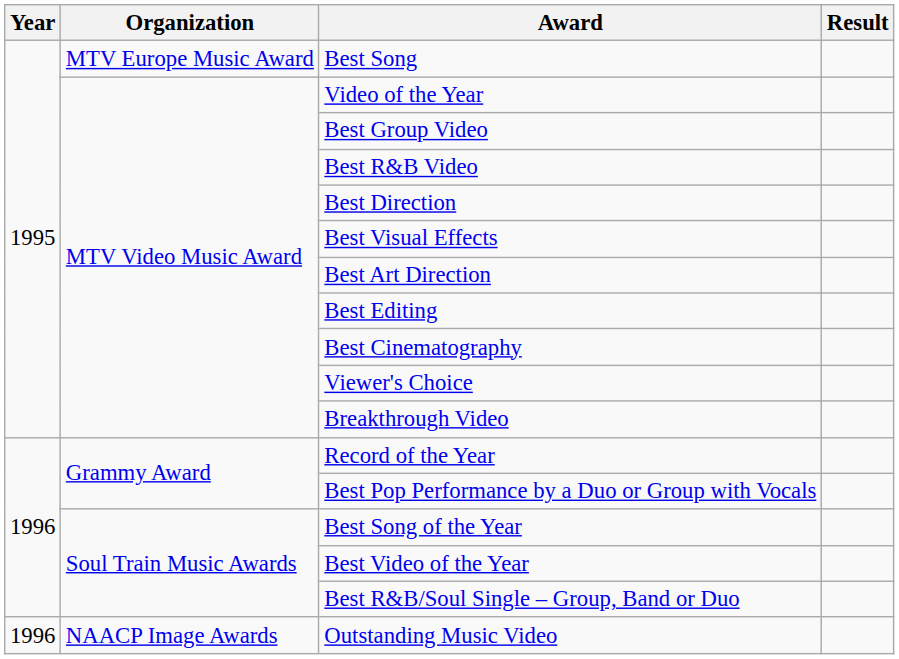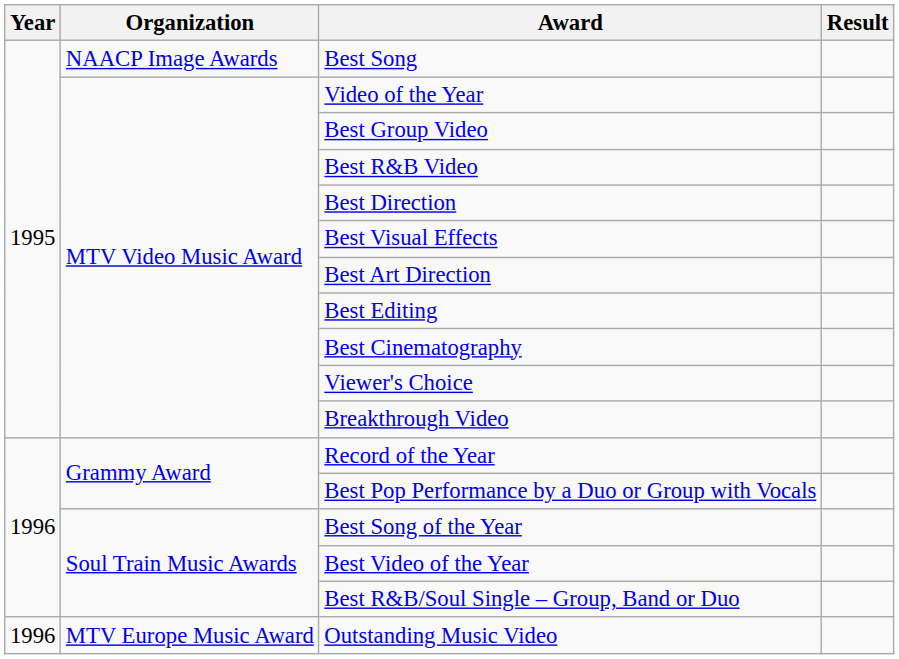(190, 58) MTV Europe Music Award -> (172, 58) NAACP Image Awards
(172, 635) NAACP Image Awards -> (190, 635) MTV Europe Music Award
